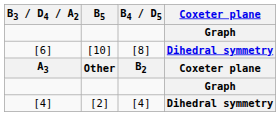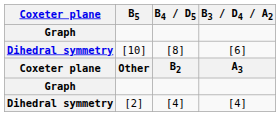columns swapped: (220, 14) <-> (43, 14)
